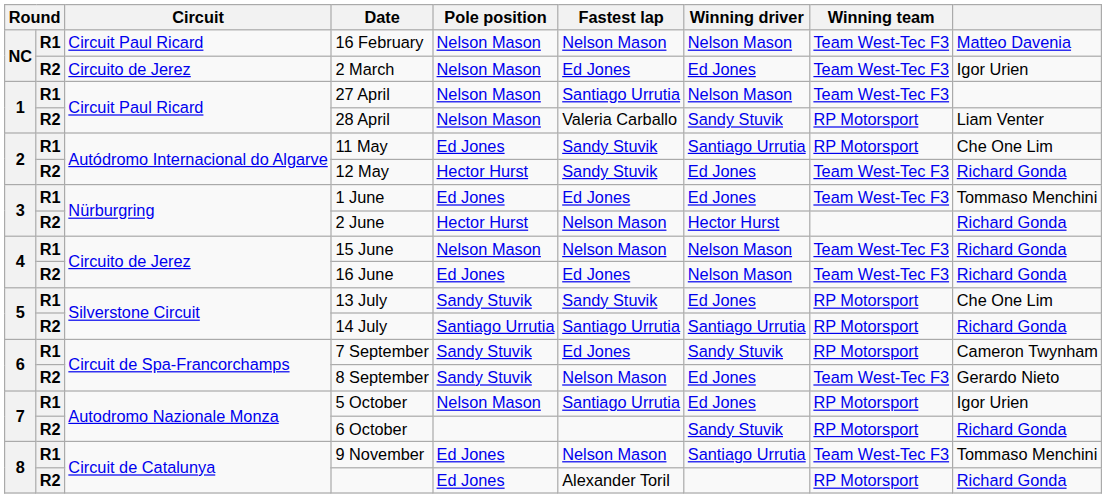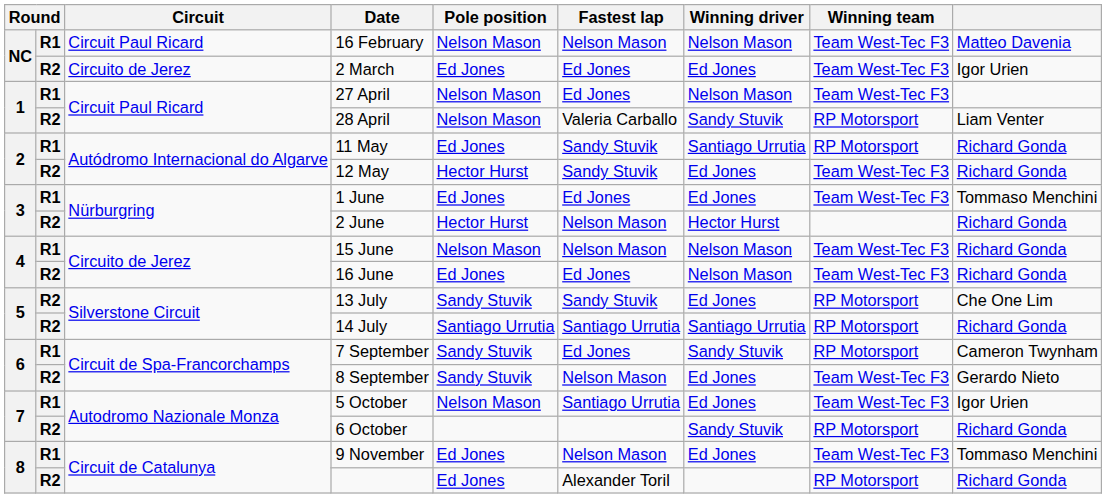(489, 69) Nelson Mason -> (471, 69) Ed Jones
(621, 94) Santiago Urrutia -> (596, 94) Ed Jones
(1005, 146) Che One Lim -> (1012, 146) Richard Gonda
(50, 300) R1 -> (50, 300) R2
(866, 403) RP Motorsport -> (881, 403) Team West-Tec F3
(747, 454) Santiago Urrutia -> (722, 454) Ed Jones
